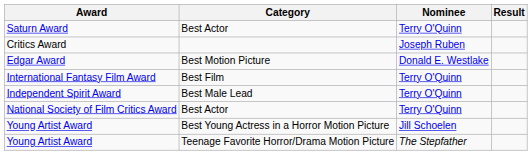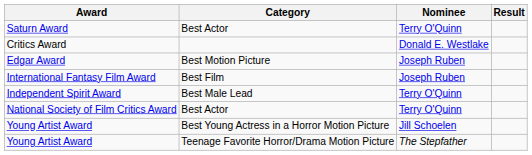(432, 45) Joseph Ruben -> (444, 45) Donald E. Westlake
(444, 61) Donald E. Westlake -> (432, 61) Joseph Ruben
(430, 77) Terry O'Quinn -> (432, 77) Joseph Ruben
